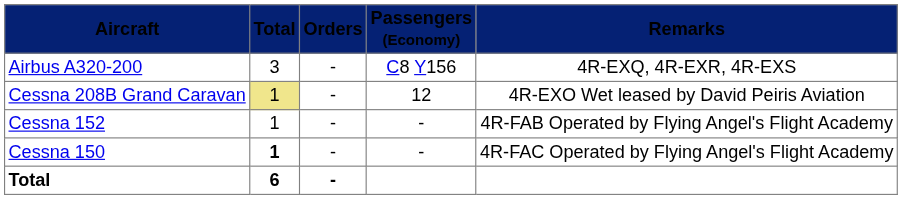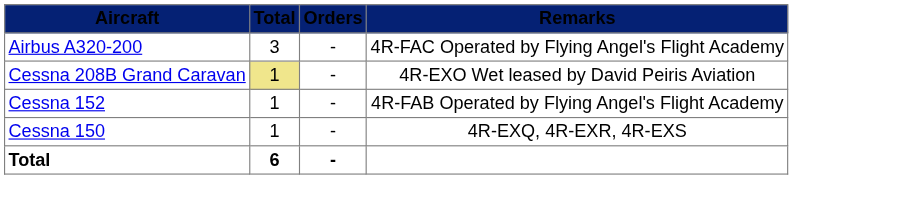- column: (421, 28)
(687, 67) 4R-EXQ, 4R-EXR, 4R-EXS -> (577, 46) 4R-FAC Operated by Flying Angel's Flight Academy
(275, 151) bold -> (275, 131) normal
(687, 151) 4R-FAC Operated by Flying Angel's Flight Academy -> (577, 131) 4R-EXQ, 4R-EXR, 4R-EXS
